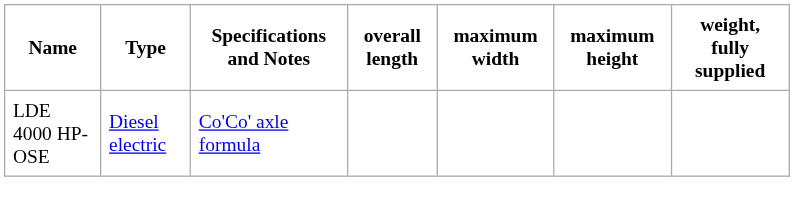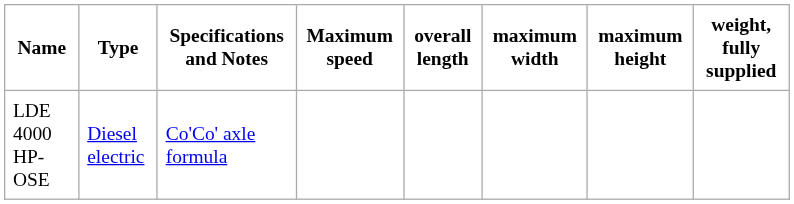+ column: (350, 47)
